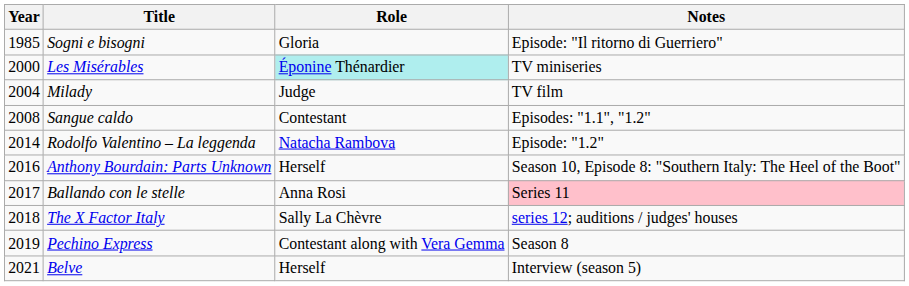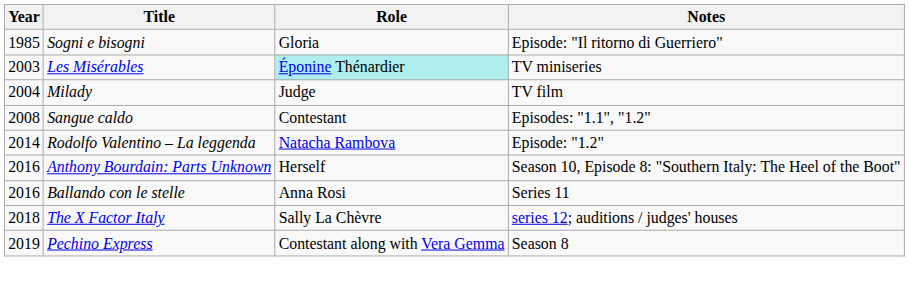(24, 67) 2000 -> (24, 67) 2003
(24, 192) 2017 -> (24, 192) 2016
(541, 192) pink background -> (541, 192) no background
- row: (65, 268)
